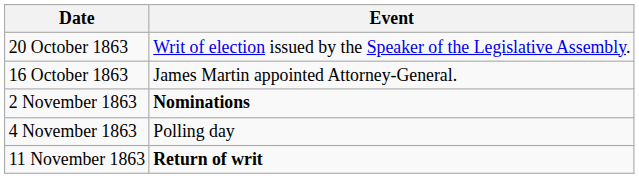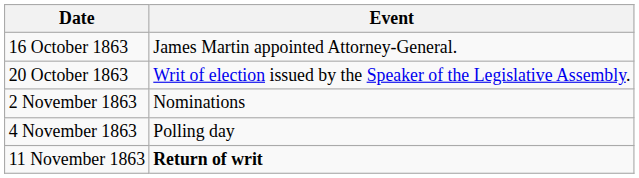rows swapped: (68, 74) <-> (68, 46)
(202, 103) bold -> (199, 103) normal
